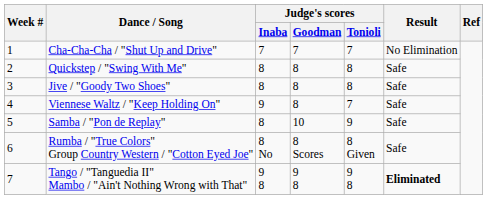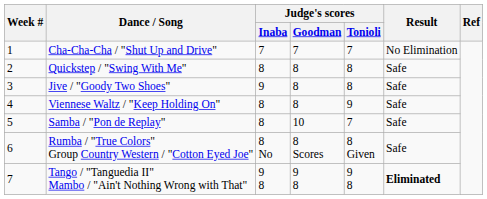(261, 86) 8 -> (261, 86) 9
(261, 104) 9 -> (261, 104) 8
(350, 104) 7 -> (350, 104) 9
(350, 123) 9 -> (350, 123) 7
